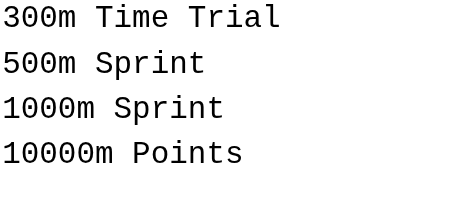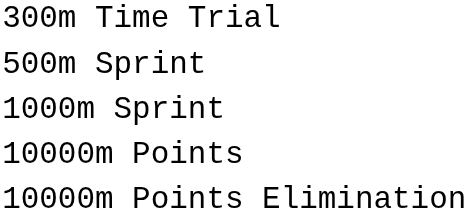+ row: (234, 200)
